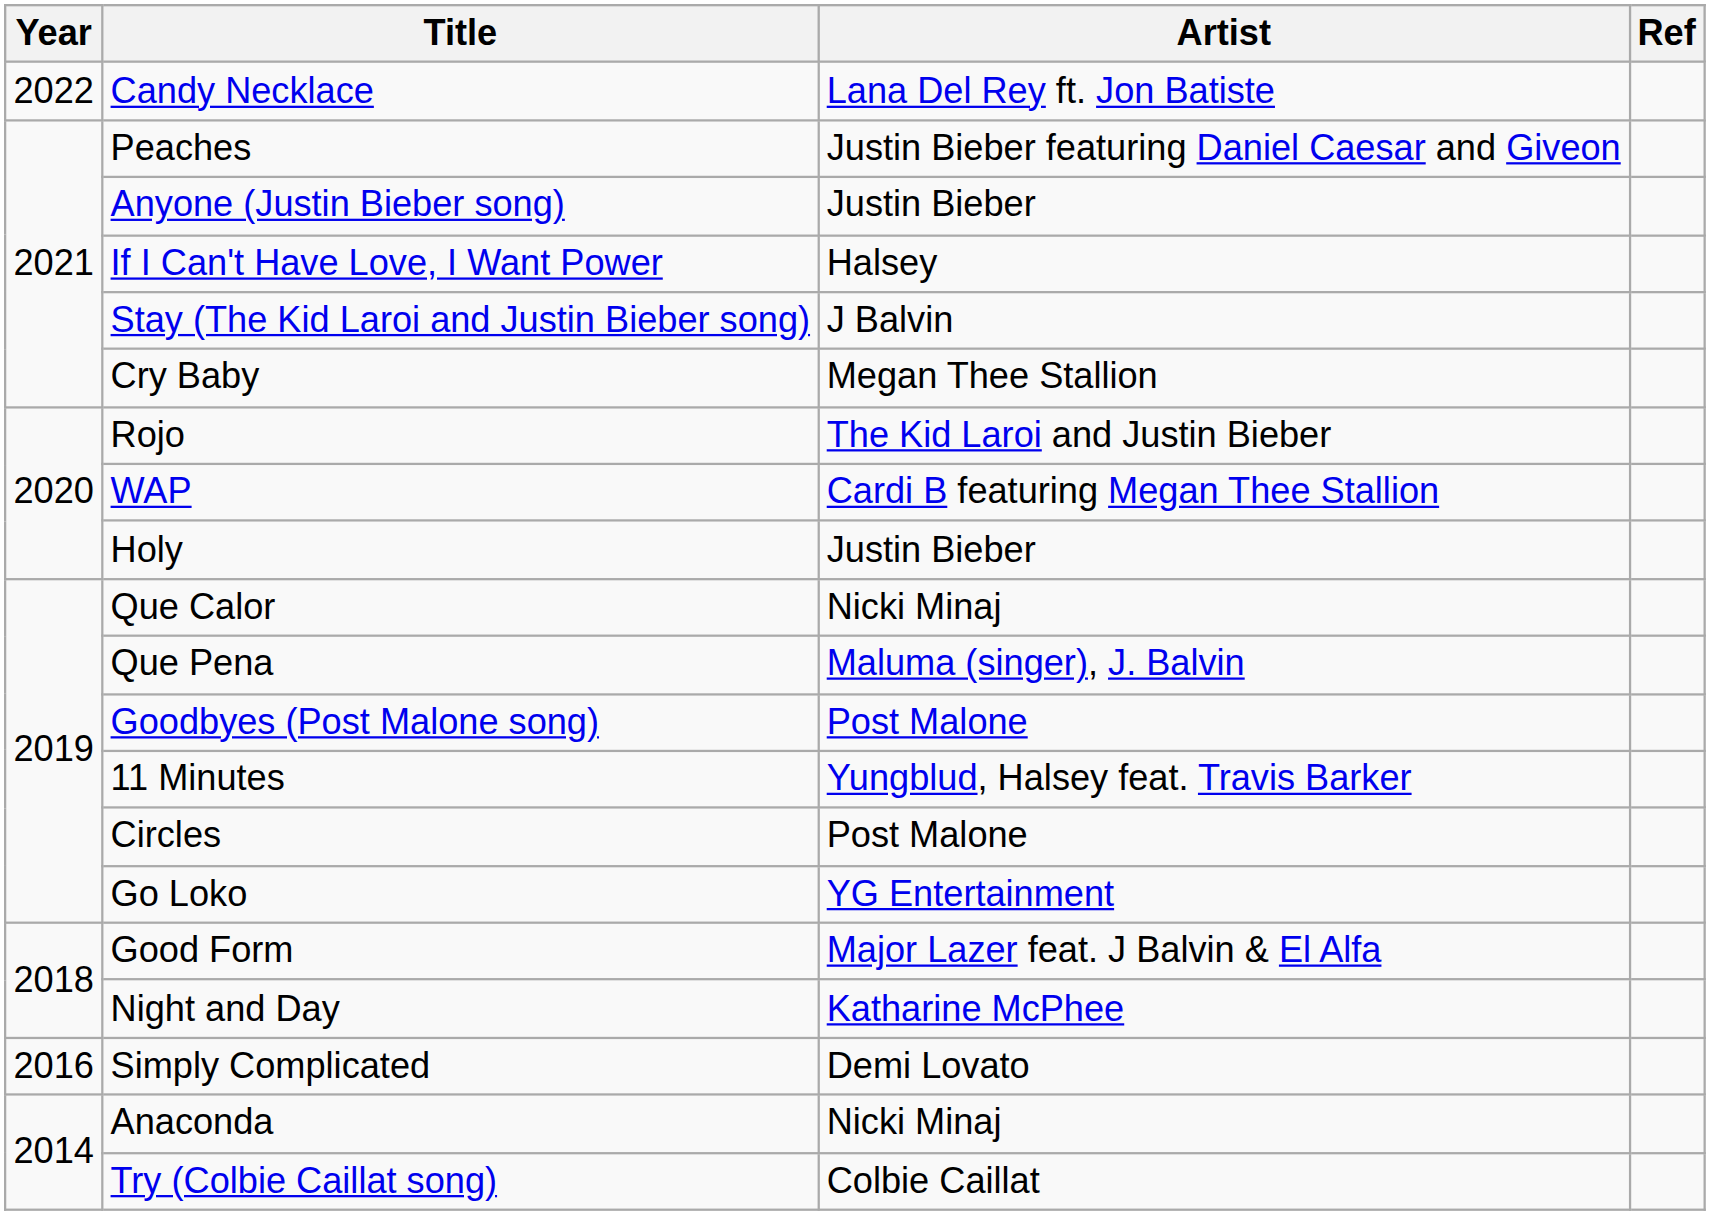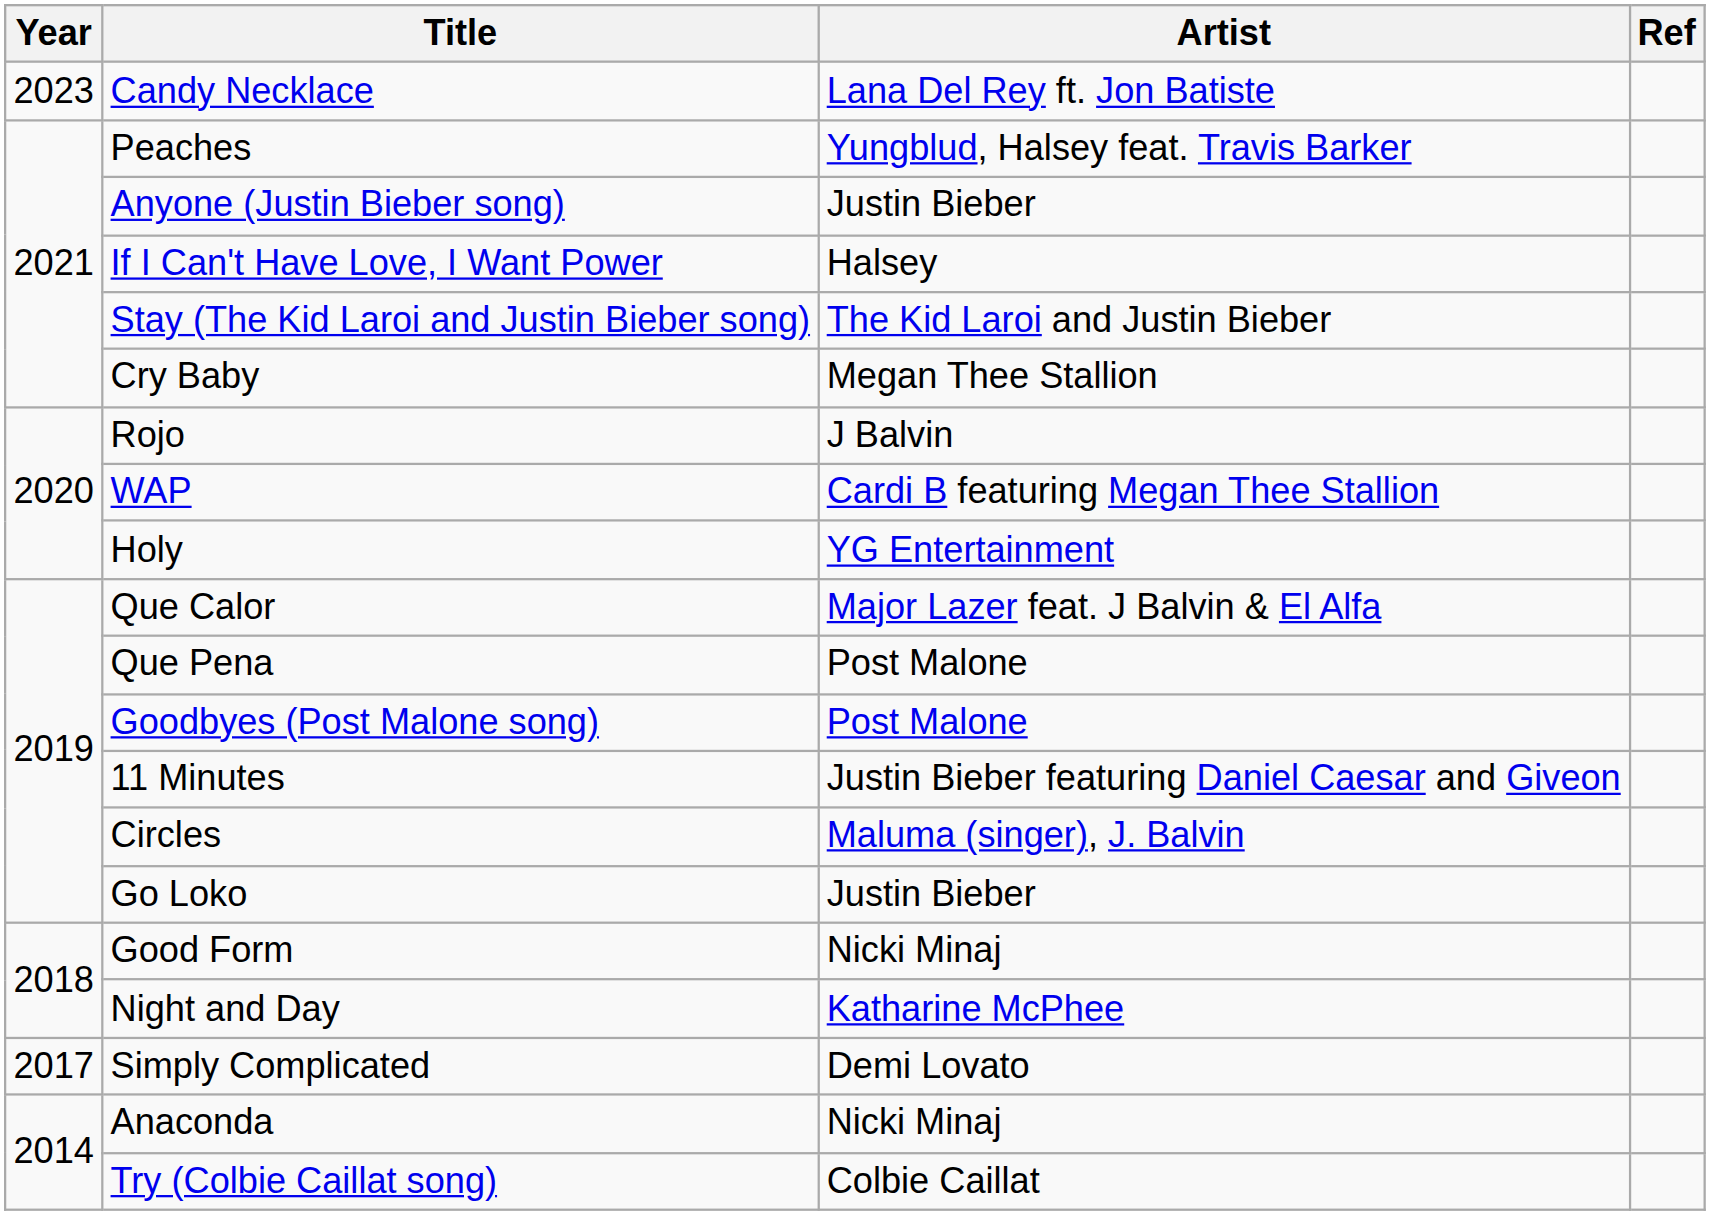(54, 90) 2022 -> (54, 90) 2023
(1224, 147) Justin Bieber featuring Daniel Caesar and Giveon -> (1119, 147) Yungblud, Halsey feat. Travis Barker
(890, 319) J Balvin -> (1079, 319) The Kid Laroi and Justin Bieber
(1079, 434) The Kid Laroi and Justin Bieber -> (890, 434) J Balvin
(931, 549) Justin Bieber -> (970, 549) YG Entertainment
(914, 606) Nicki Minaj -> (1104, 606) Major Lazer feat. J Balvin & El Alfa
(1036, 663) Maluma (singer), J. Balvin -> (927, 663) Post Malone
(1119, 778) Yungblud, Halsey feat. Travis Barker -> (1224, 778) Justin Bieber featuring Daniel Caesar and Giveon
(927, 836) Post Malone -> (1036, 836) Maluma (singer), J. Balvin
(970, 893) YG Entertainment -> (931, 893) Justin Bieber
(1104, 950) Major Lazer feat. J Balvin & El Alfa -> (914, 950) Nicki Minaj
(54, 1065) 2016 -> (54, 1065) 2017
